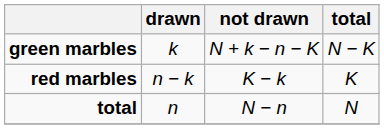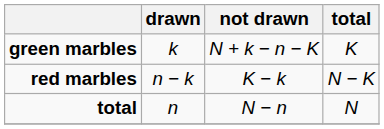(351, 49) N − K -> (351, 49) K
(351, 78) K -> (351, 78) N − K
